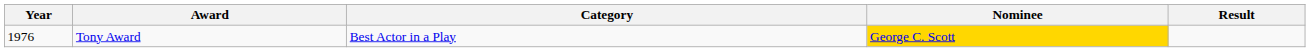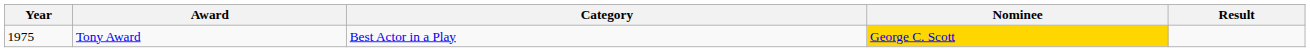(21, 36) 1976 -> (21, 36) 1975
